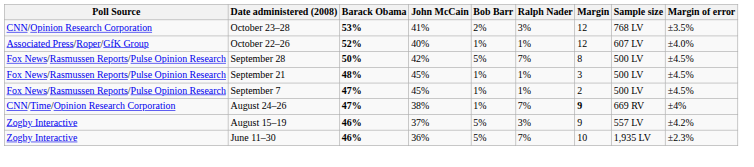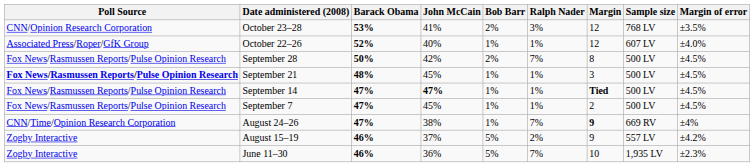(480, 59) 5% -> (492, 59) 2%
(116, 75) normal -> (122, 75) bold
+ row: (270, 91)
(524, 122) 3% -> (536, 138) 2%
